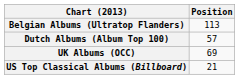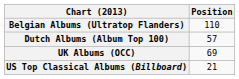(212, 25) 113 -> (212, 25) 110
